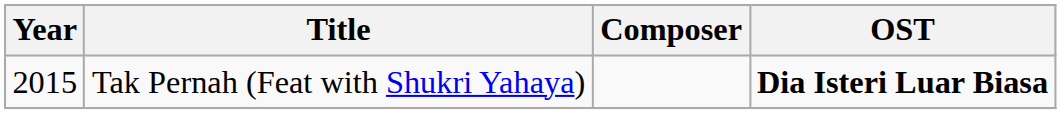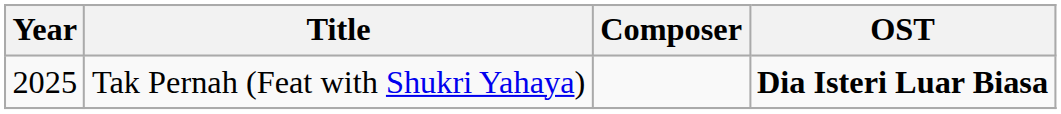(45, 81) 2015 -> (45, 81) 2025
